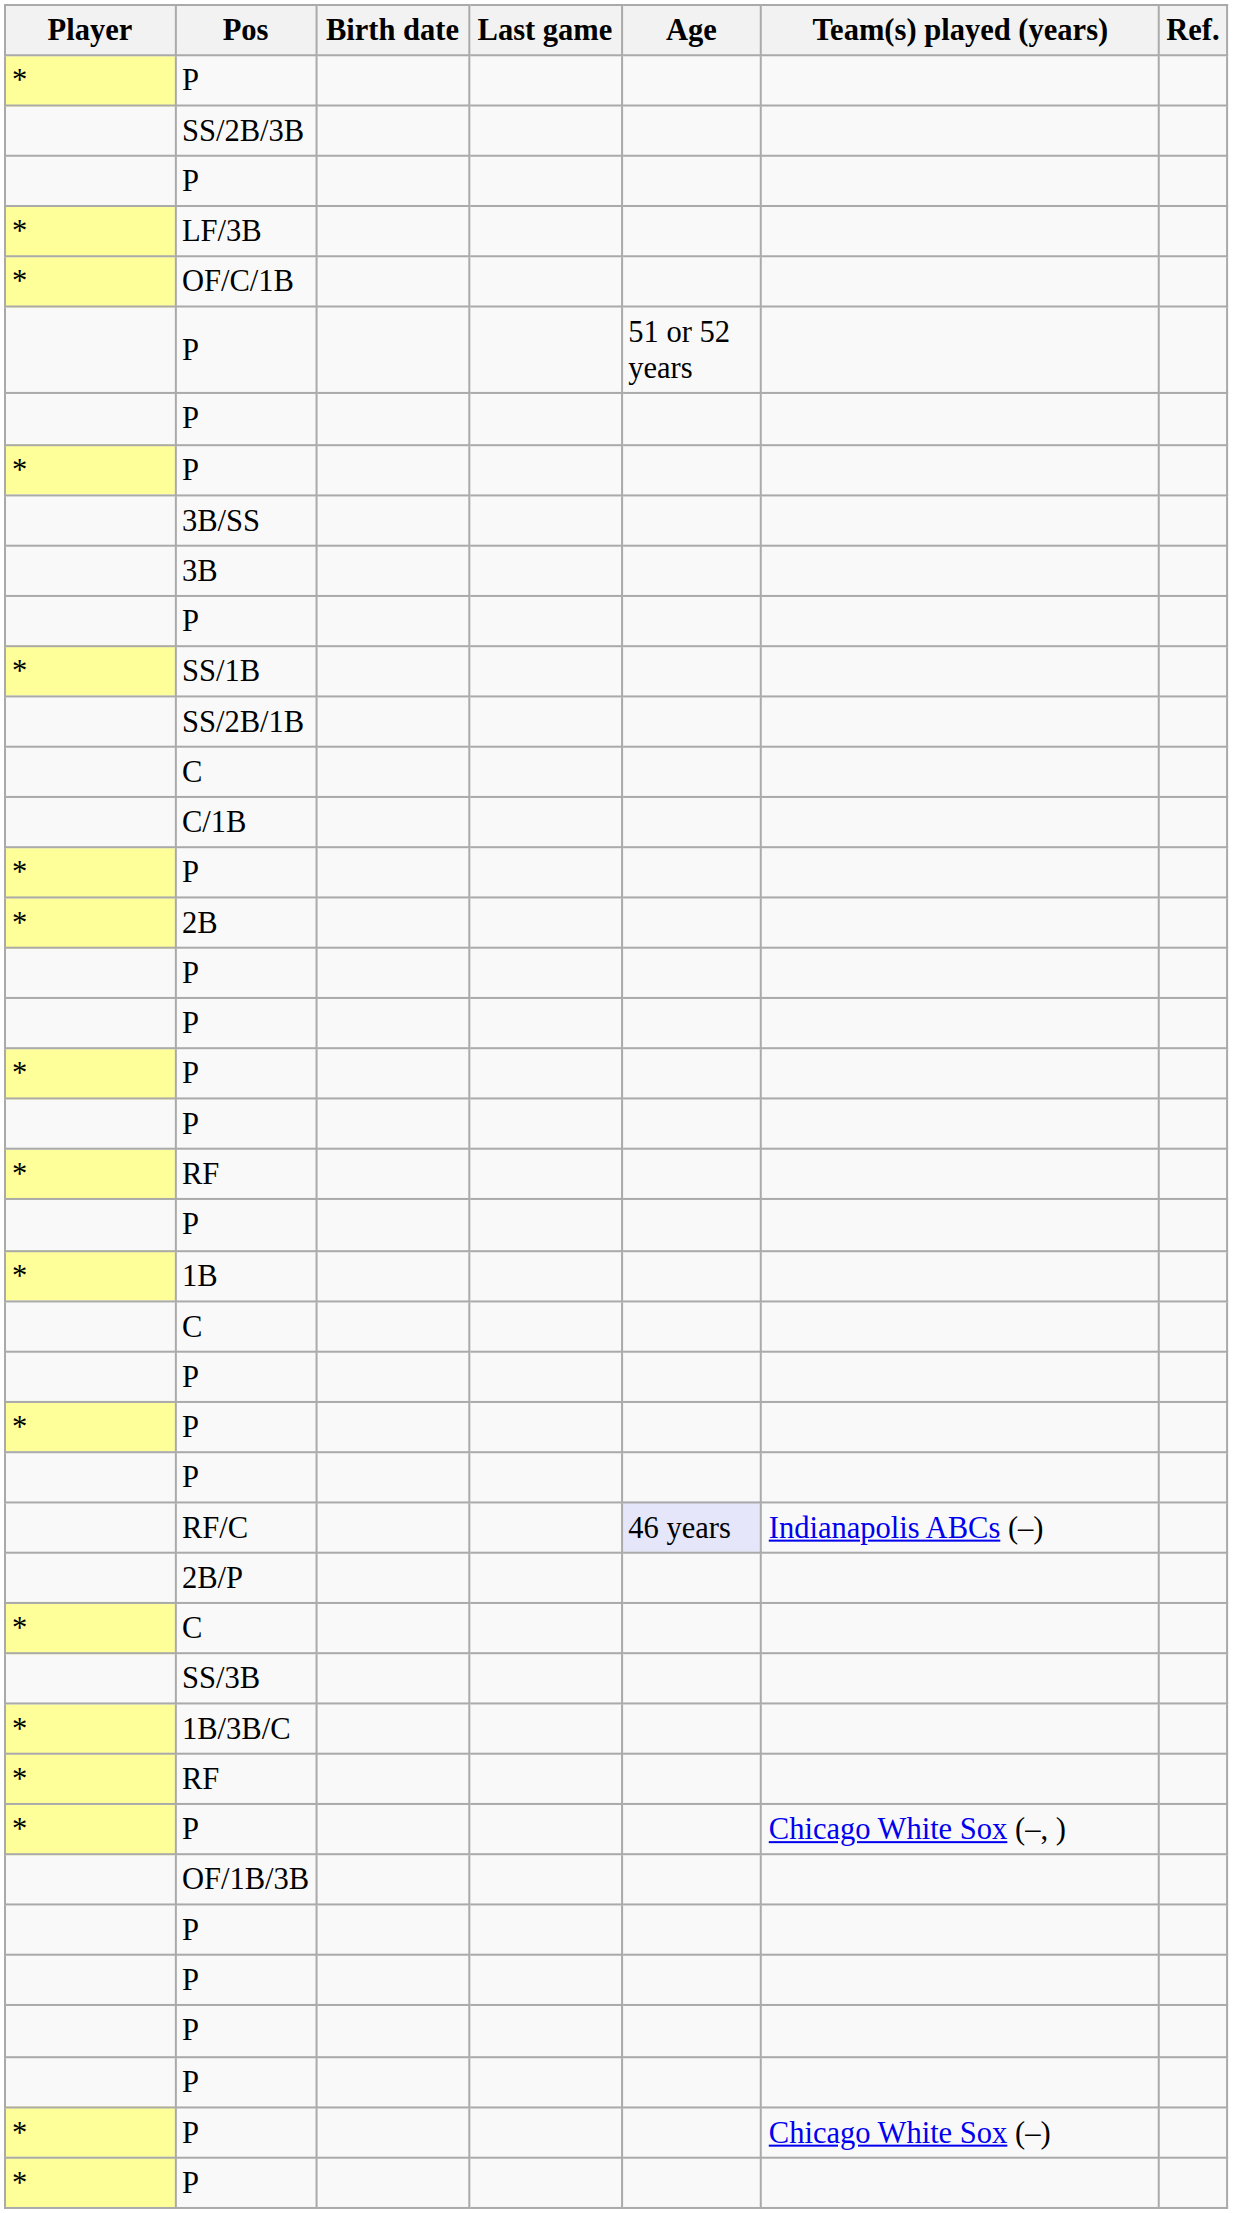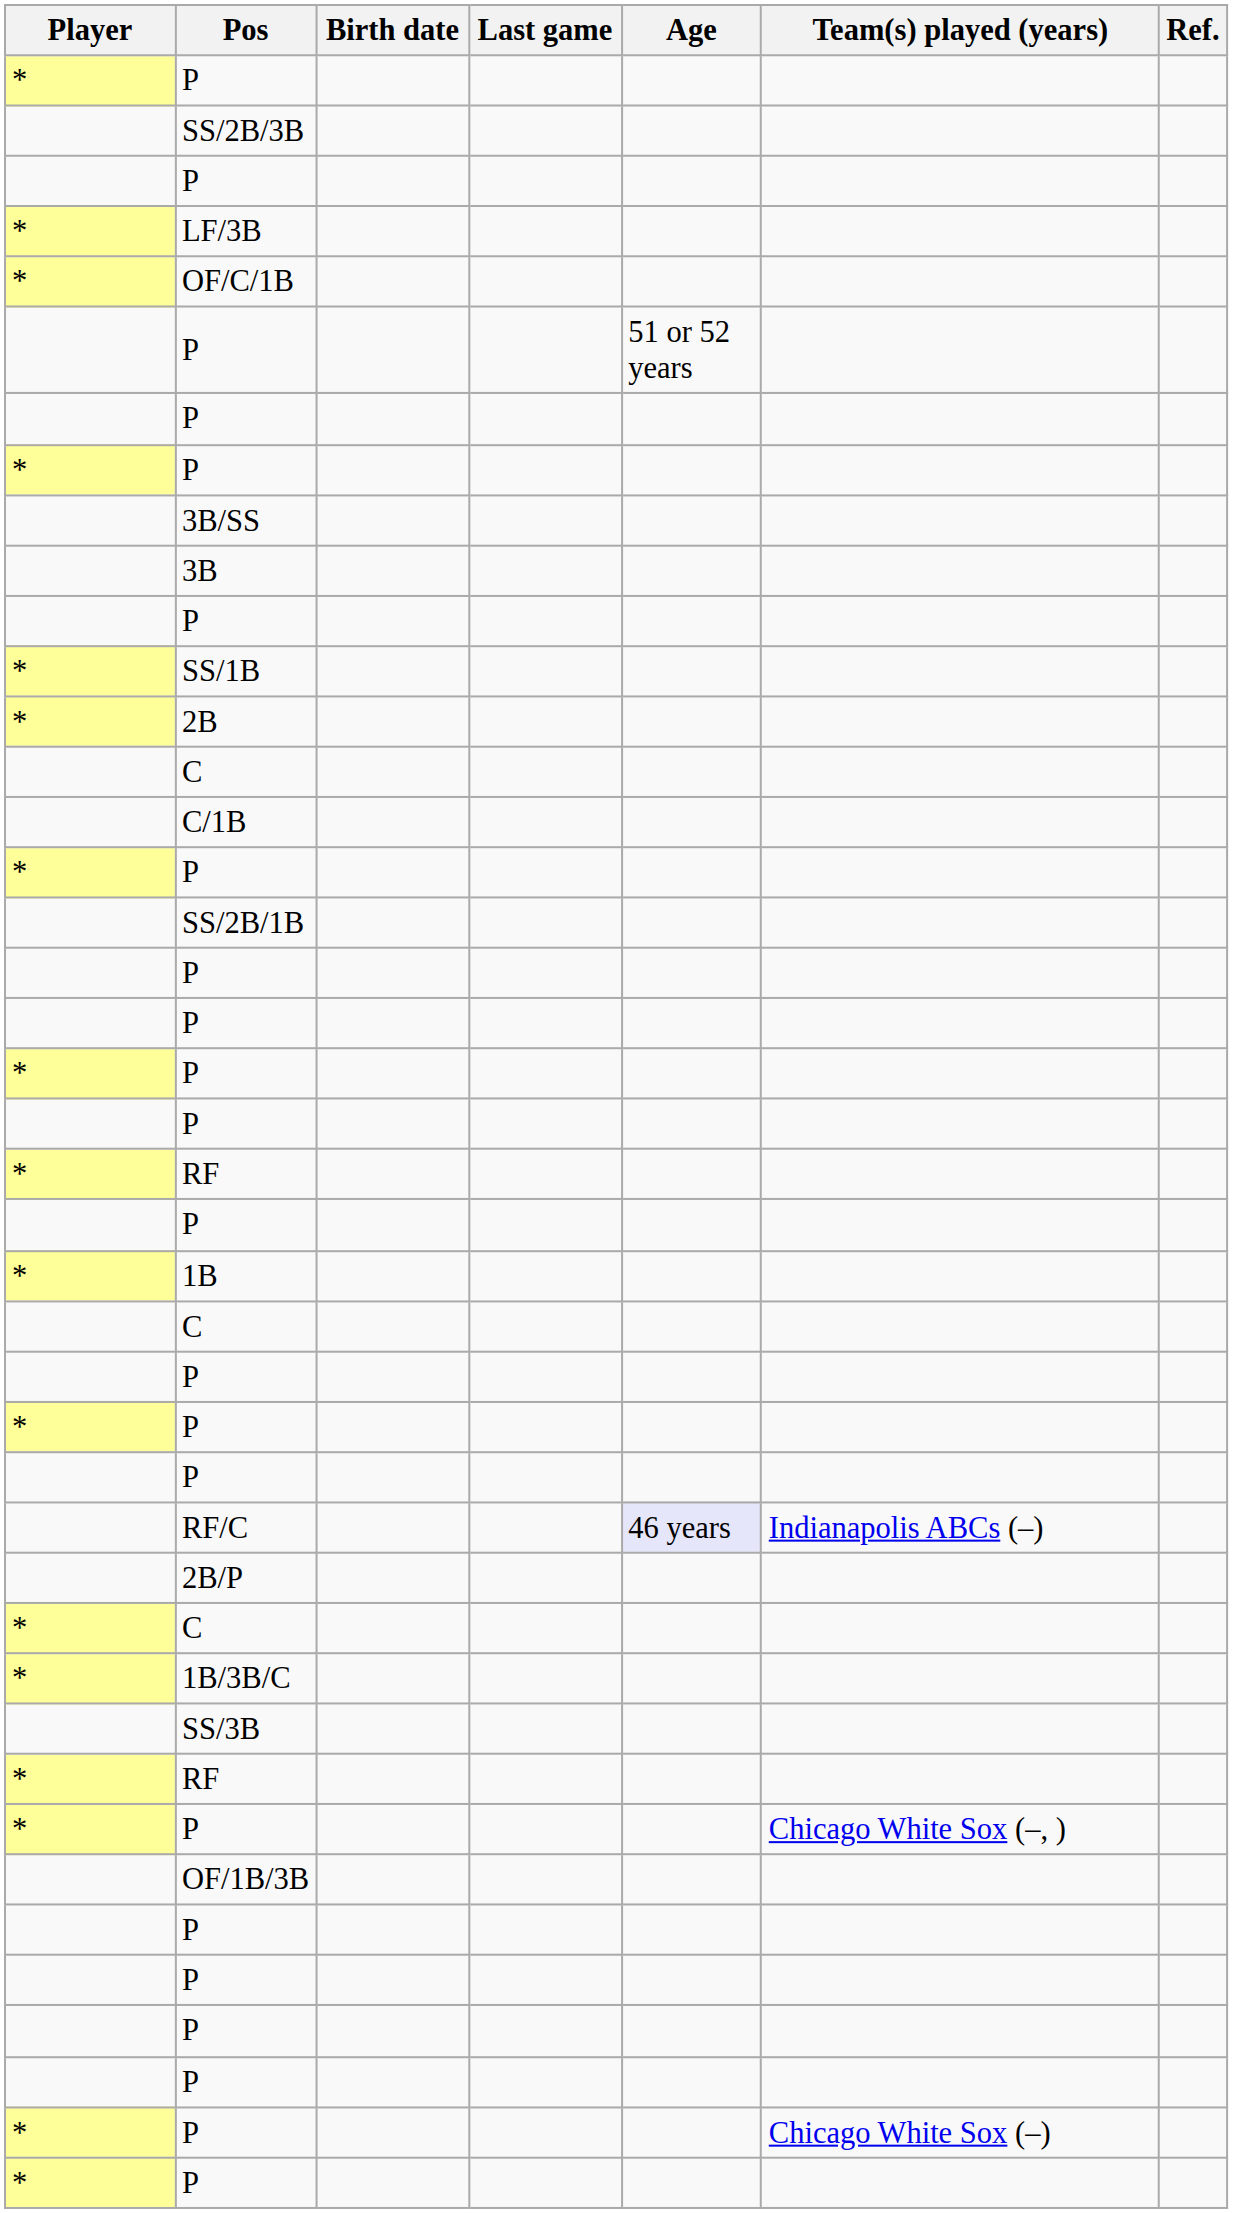rows swapped: (90, 721) <-> (20, 922)
rows swapped: (20, 1728) <-> (90, 1679)
